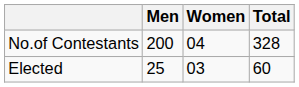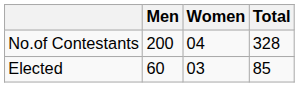(156, 69) 25 -> (156, 69) 60
(262, 69) 60 -> (262, 69) 85
